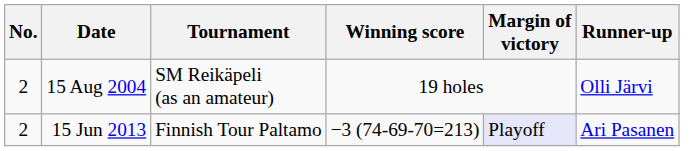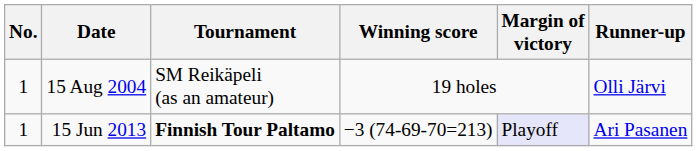(23, 86) 2 -> (23, 86) 1
(23, 129) 2 -> (23, 129) 1
(238, 129) normal -> (245, 129) bold
